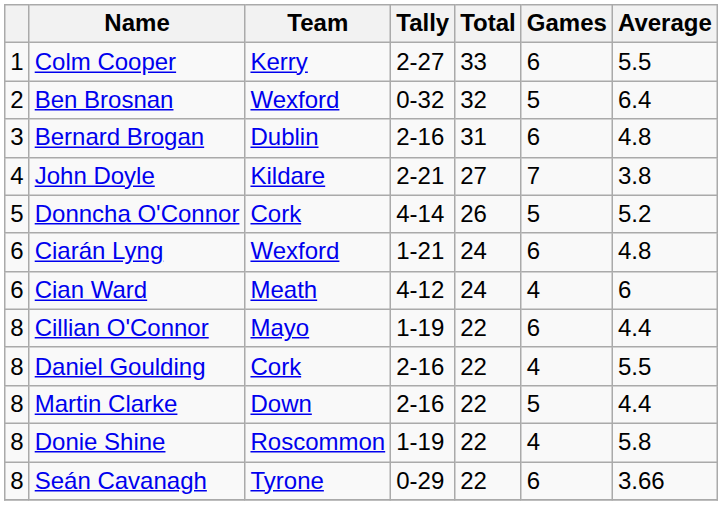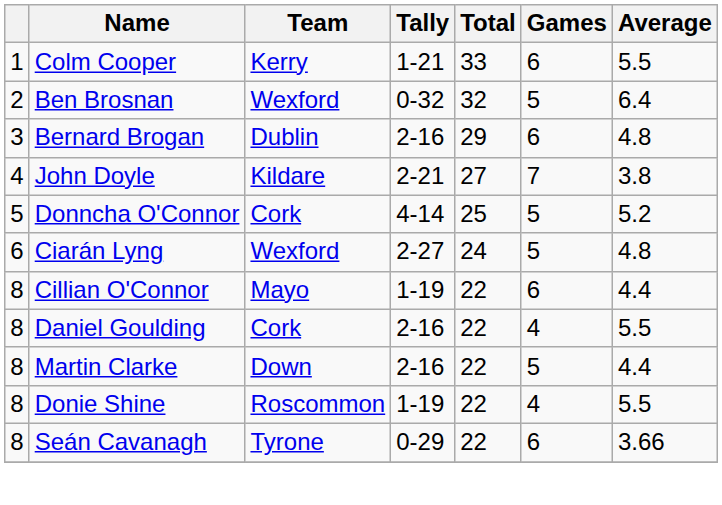(420, 61) 2-27 -> (420, 61) 1-21
(474, 137) 31 -> (474, 137) 29
(474, 213) 26 -> (474, 213) 25
(420, 251) 1-21 -> (420, 251) 2-27
(534, 251) 6 -> (534, 251) 5
- row: (91, 289)
(635, 442) 5.8 -> (635, 404) 5.5
